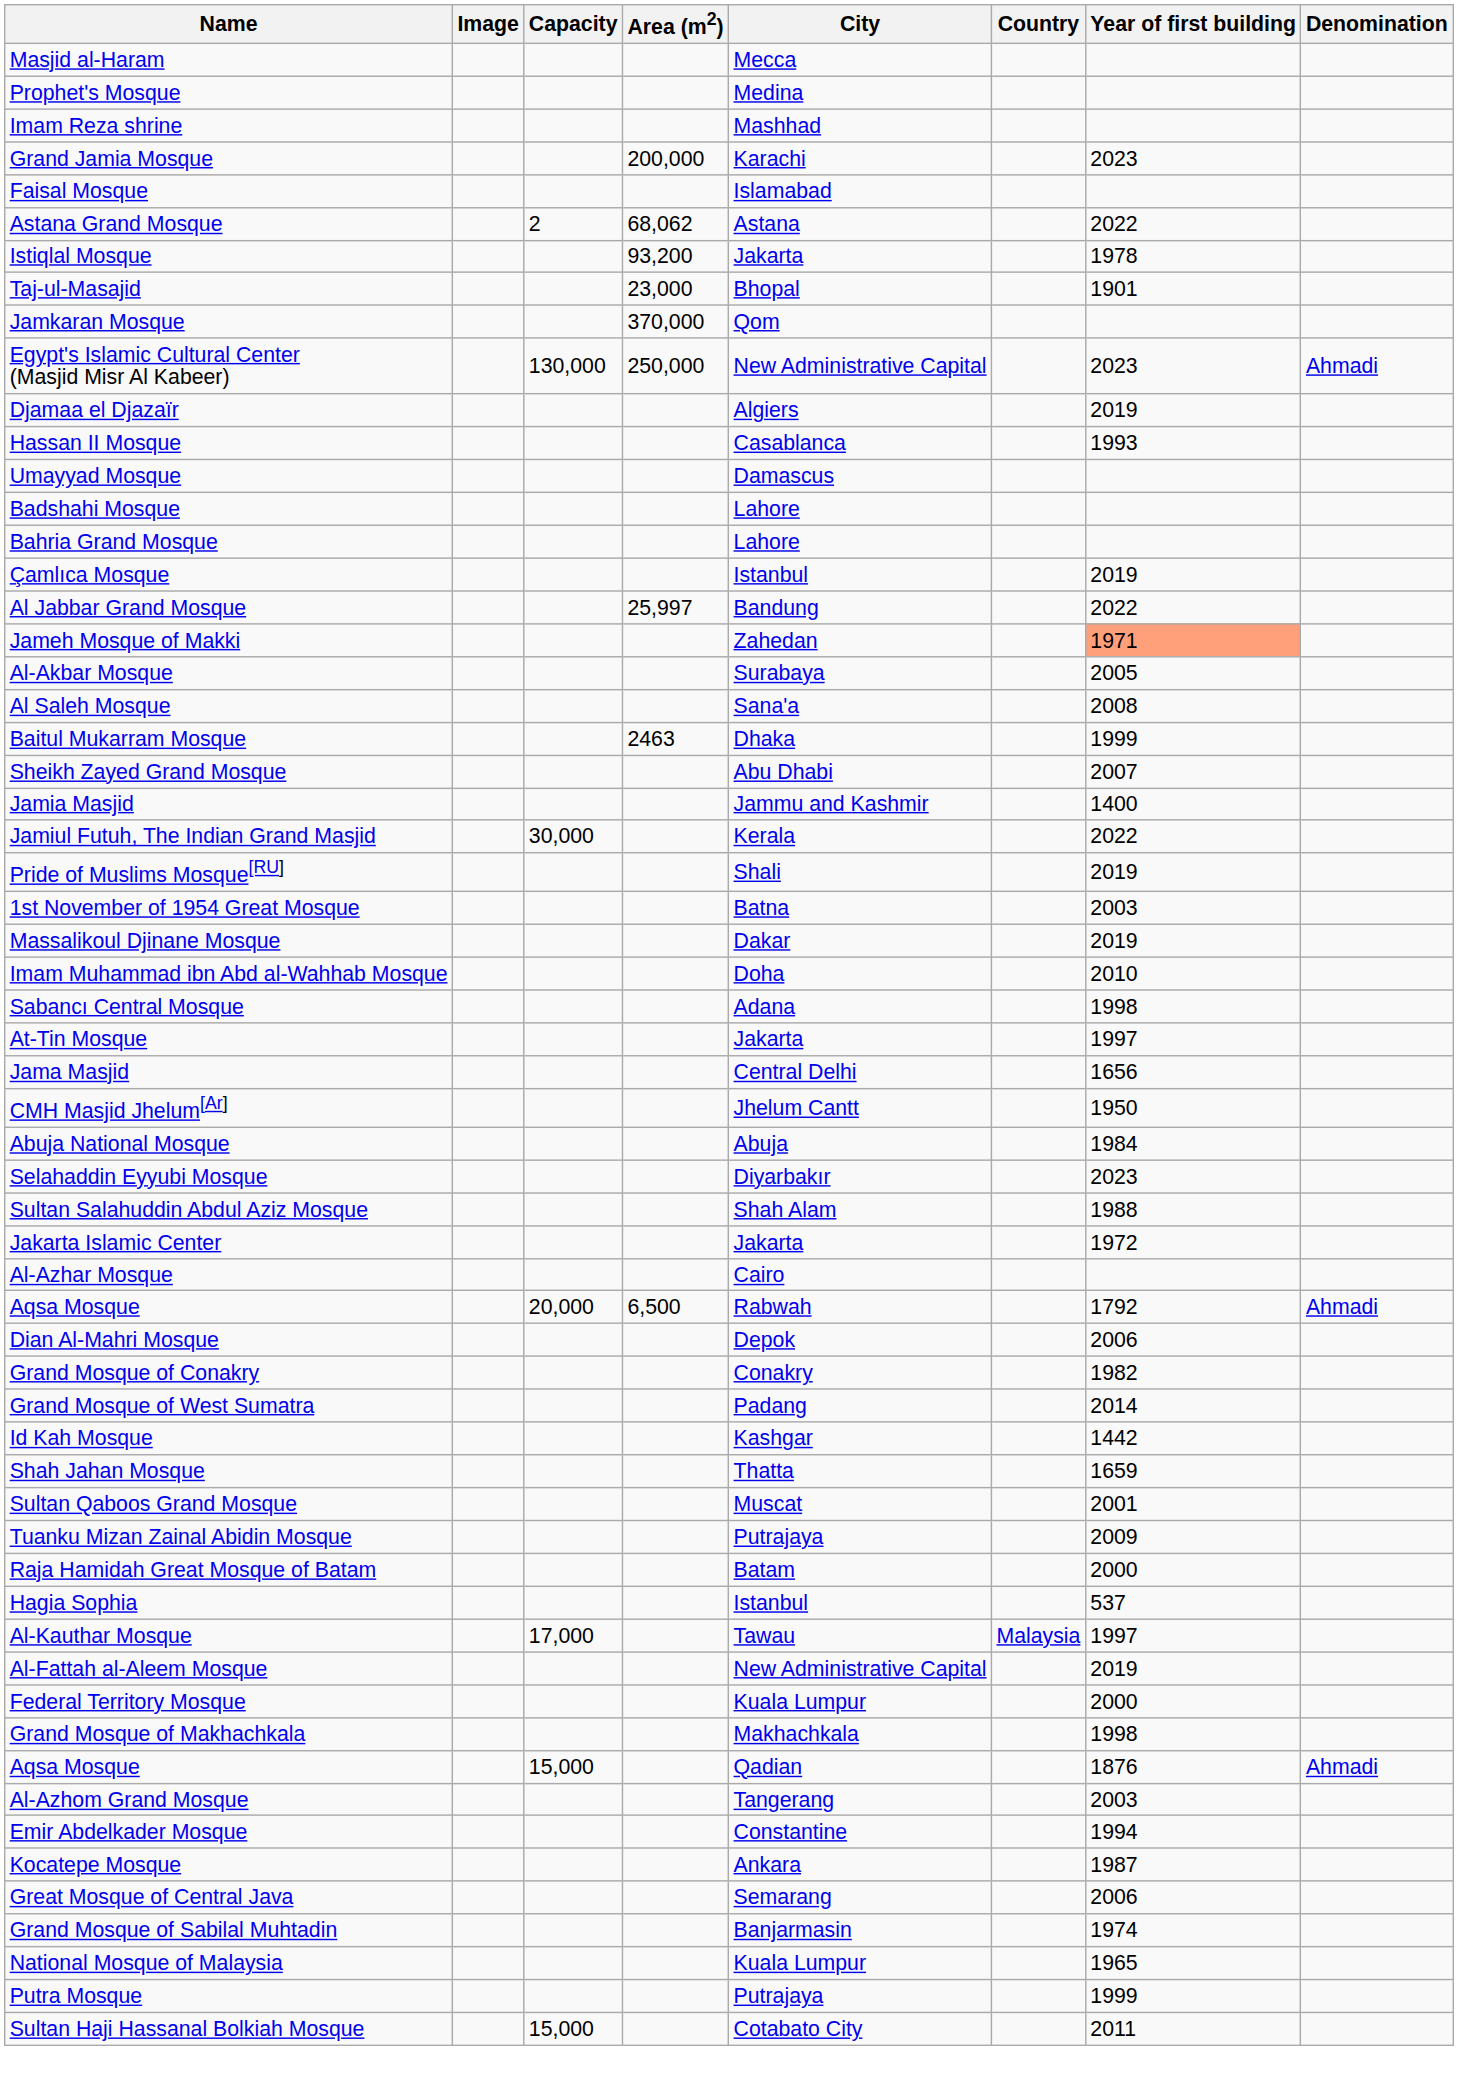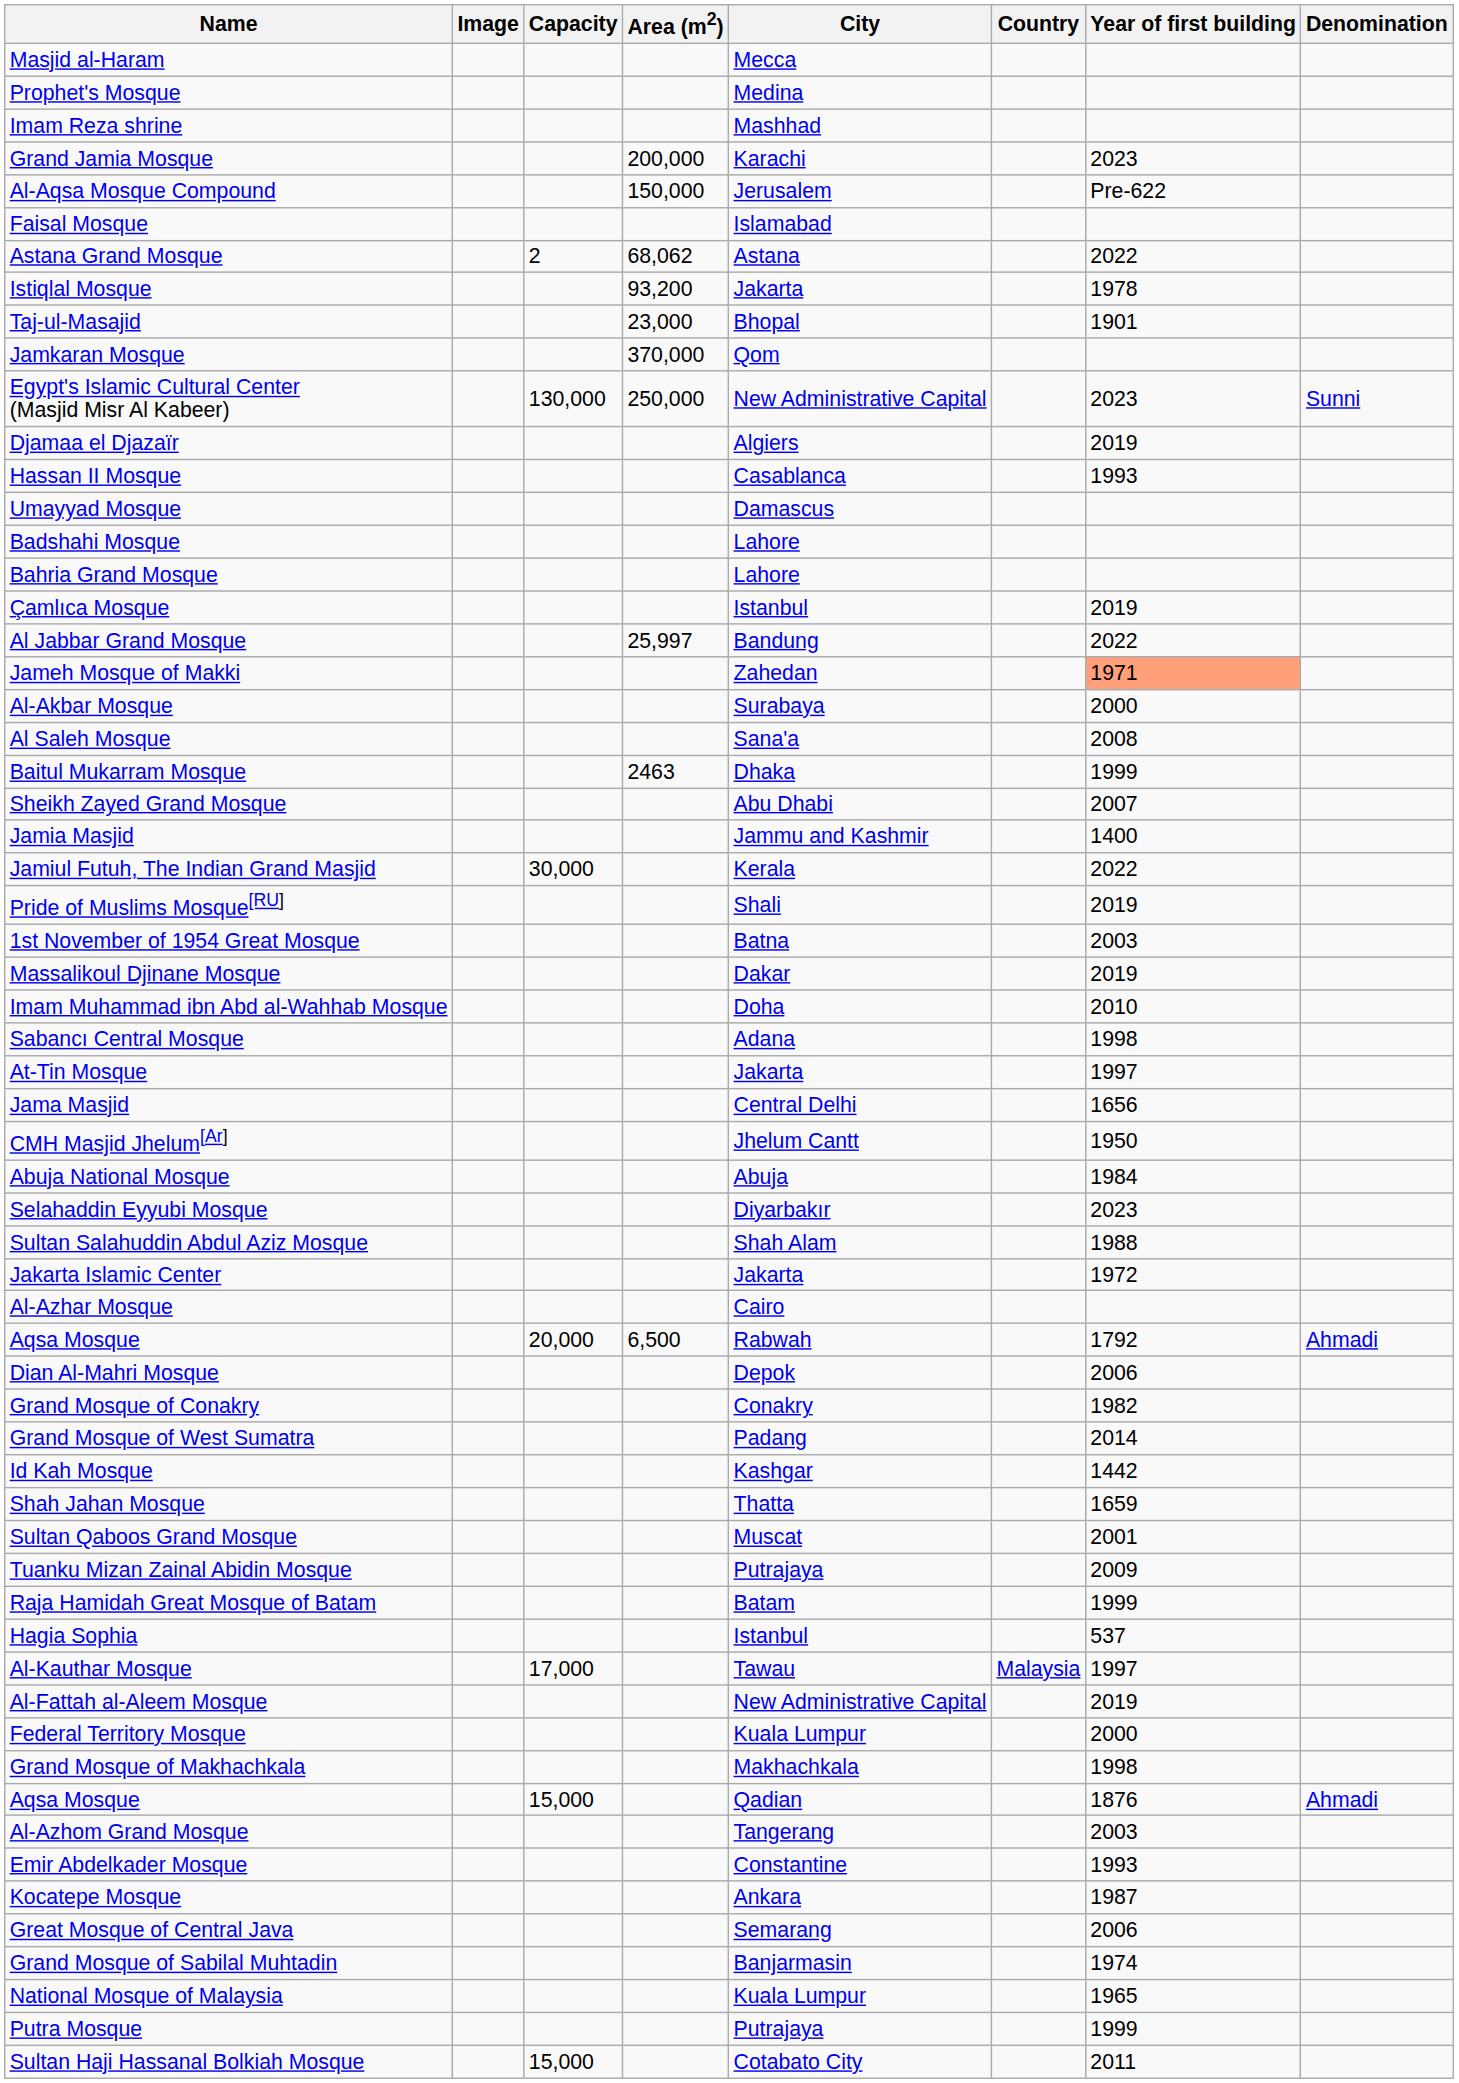+ row: (143, 191)
(1342, 366) Ahmadi -> (1333, 399) Sunni
(1114, 673) 2005 -> (1114, 706) 2000
(1114, 1570) 2000 -> (1114, 1602) 1999
(1114, 1832) 1994 -> (1114, 1865) 1993
